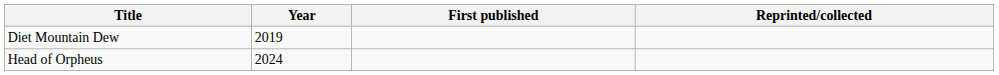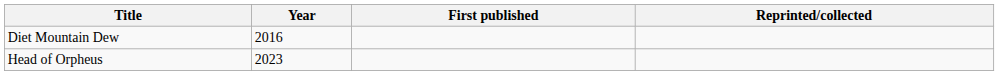(269, 37) 2019 -> (269, 37) 2016
(269, 59) 2024 -> (269, 59) 2023
